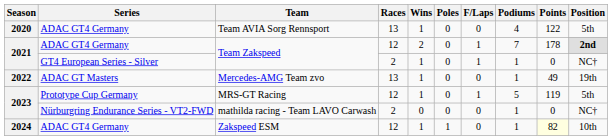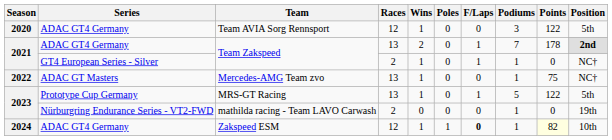(393, 29) 13 -> (393, 29) 12
(516, 29) 4 -> (516, 29) 3
(393, 45) 12 -> (393, 45) 13
(553, 78) 49 -> (553, 78) 75
(588, 78) 19th -> (588, 78) NC†
(393, 95) 12 -> (393, 95) 13
(553, 95) 119 -> (553, 95) 122
(588, 111) NC† -> (588, 111) 19th
(478, 127) normal -> (478, 127) bold
